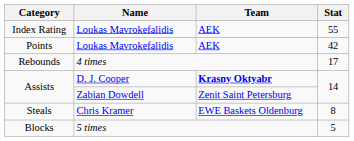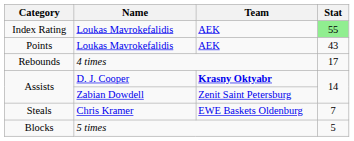(333, 29) no background -> (333, 29) lightgreen background
(333, 45) 42 -> (333, 45) 43
(333, 111) 8 -> (333, 111) 7
